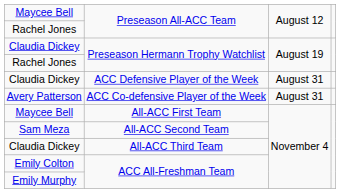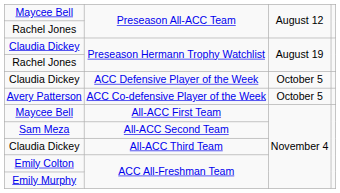(300, 79) August 31 -> (300, 79) October 5
(300, 96) August 31 -> (300, 96) October 5
